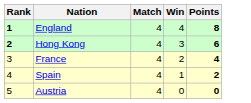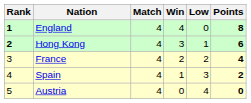+ column: (199, 12)
